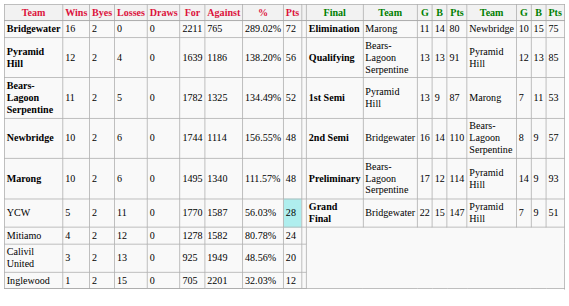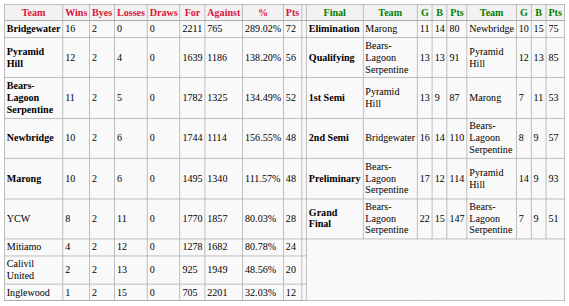(68, 212) 5 -> (68, 218) 8
(217, 212) 1587 -> (217, 218) 1857
(261, 212) 56.03% -> (261, 218) 80.03%
(291, 212) paleturquoise background -> (291, 218) no background
(390, 212) Bridgewater -> (387, 218) Bears-Lagoon Serpentine
(486, 212) Pyramid Hill -> (491, 218) Bears-Lagoon Serpentine
(217, 235) 1582 -> (217, 247) 1682
(68, 257) 3 -> (68, 269) 2
